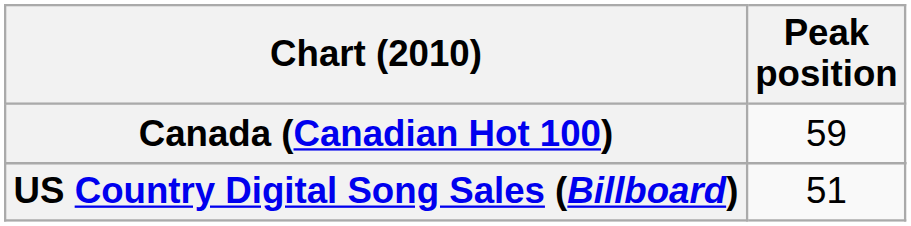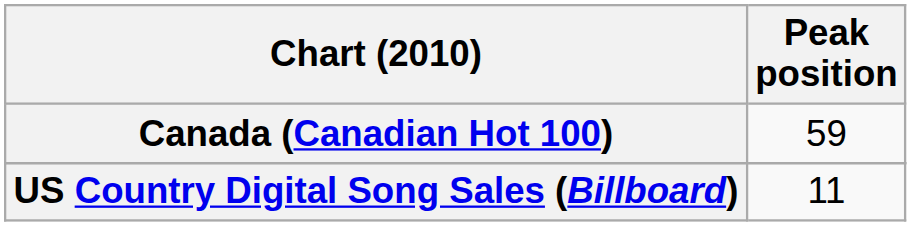(826, 190) 51 -> (826, 190) 11
